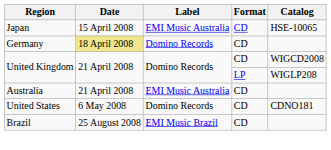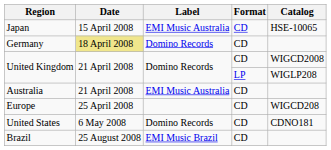+ row: (21, 106)
